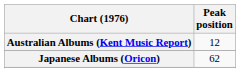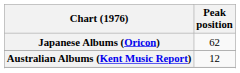rows swapped: (99, 42) <-> (99, 59)
